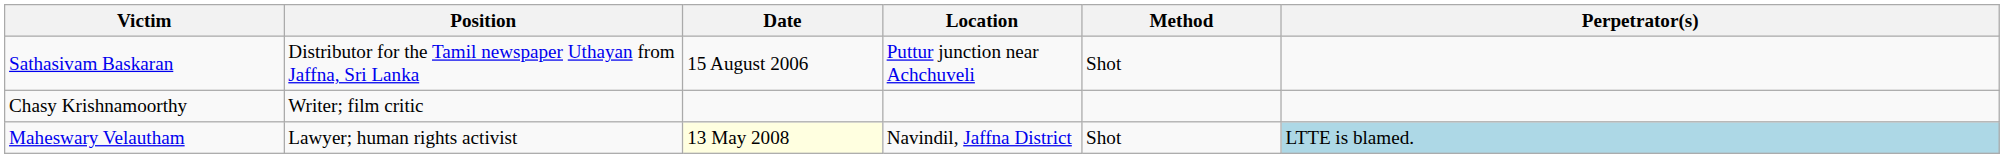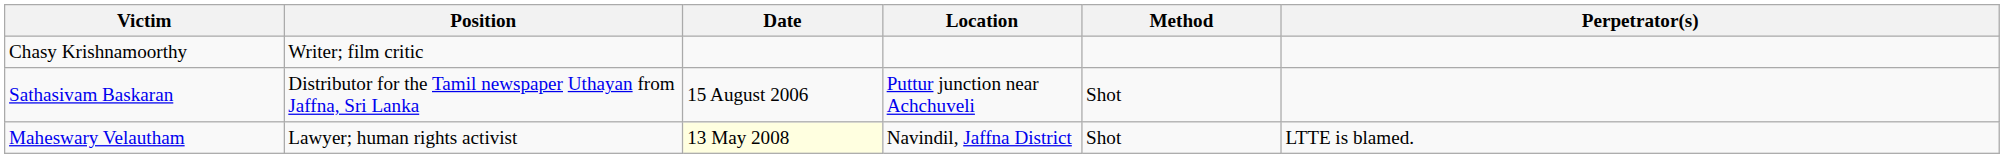rows swapped: (98, 106) <-> (91, 63)
(1350, 137) lightblue background -> (1350, 137) no background
